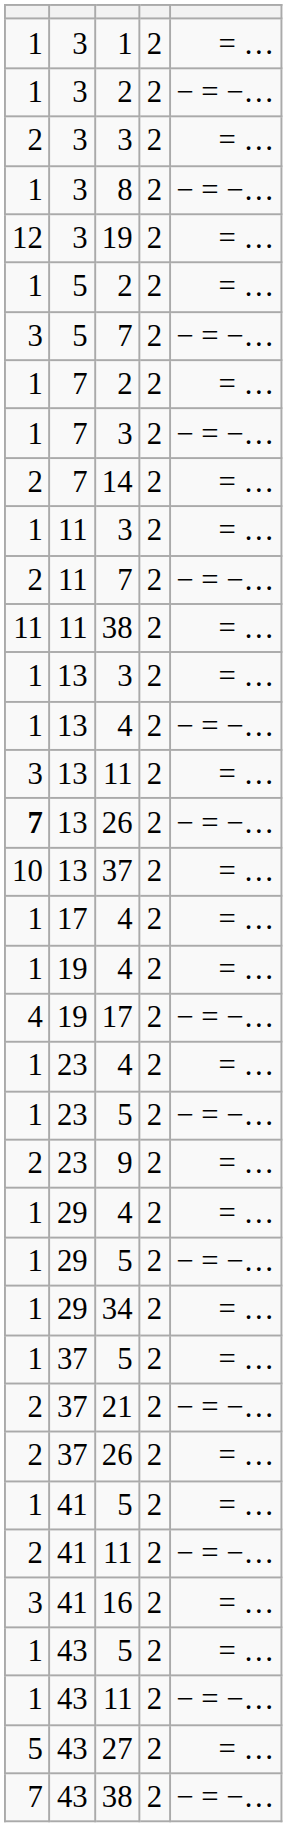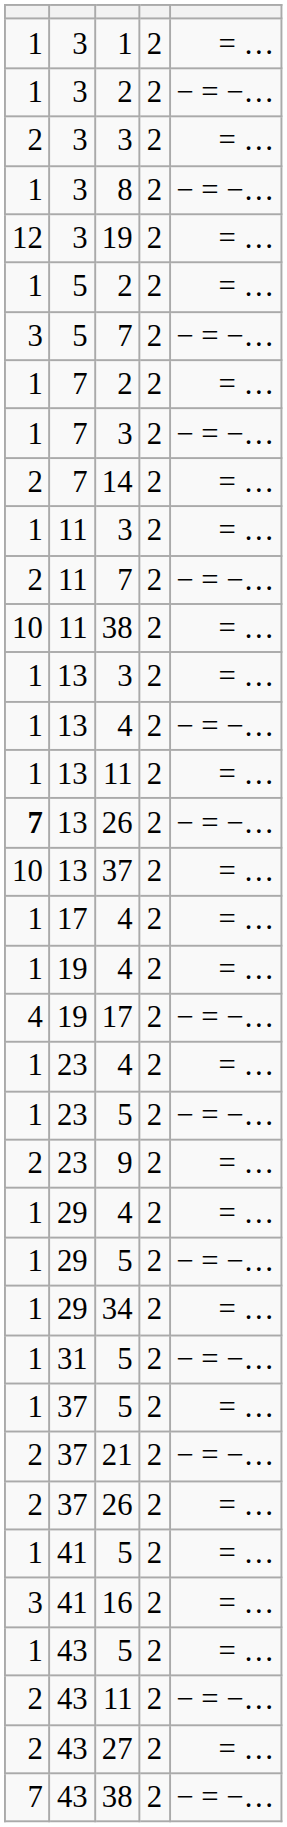(28, 627) 11 -> (27, 627) 10
(35, 773) 3 -> (35, 773) 1
+ row: (72, 1358)
- row: (72, 1553)
(35, 1699) 1 -> (35, 1699) 2
(35, 1748) 5 -> (35, 1748) 2
